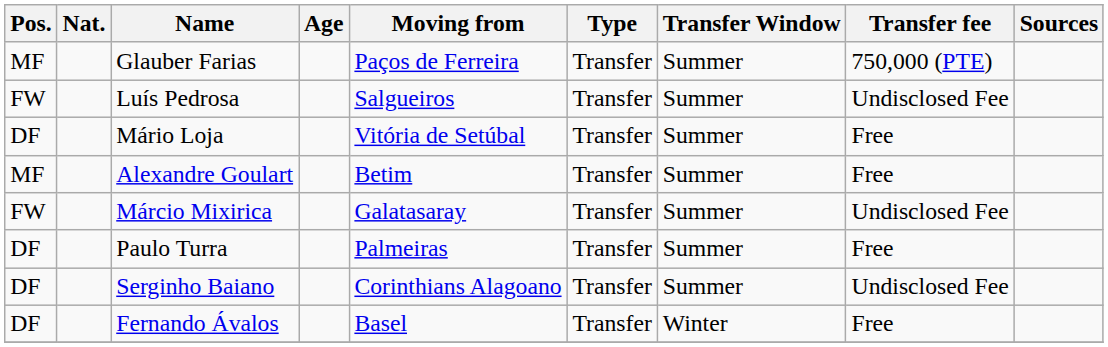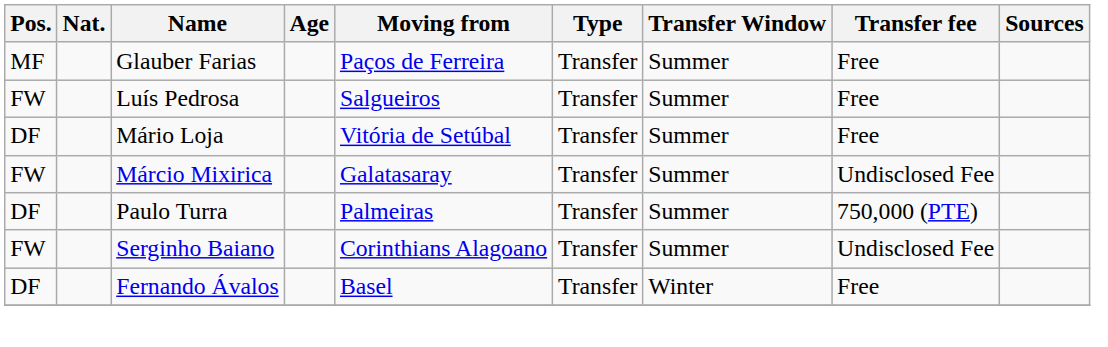(922, 60) 750,000 (PTE) -> (858, 60) Free
(930, 98) Undisclosed Fee -> (858, 98) Free
- row: (205, 173)
(873, 248) Free -> (907, 211) 750,000 (PTE)
(25, 286) DF -> (28, 248) FW
